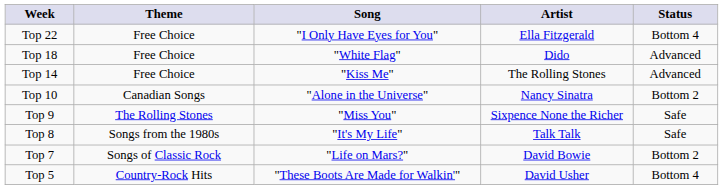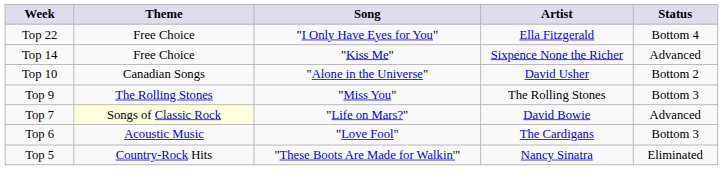- row: (40, 54)
(557, 74) The Rolling Stones -> (557, 54) Sixpence None the Richer
(557, 94) Nancy Sinatra -> (557, 74) David Usher
(557, 114) Sixpence None the Richer -> (557, 94) The Rolling Stones
(675, 114) Safe -> (675, 94) Bottom 3
- row: (40, 134)
(164, 154) no background -> (164, 114) lightyellow background
(675, 154) Bottom 2 -> (675, 114) Advanced
+ row: (40, 134)
(557, 174) David Usher -> (557, 154) Nancy Sinatra
(675, 174) Bottom 4 -> (675, 154) Eliminated
